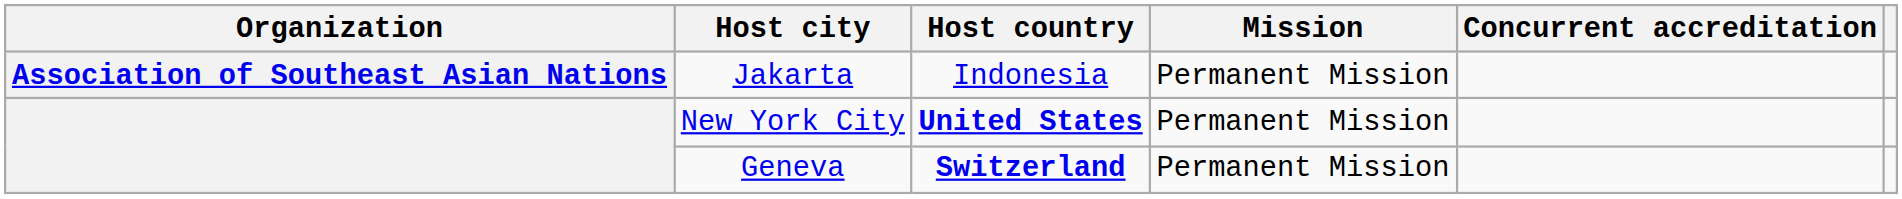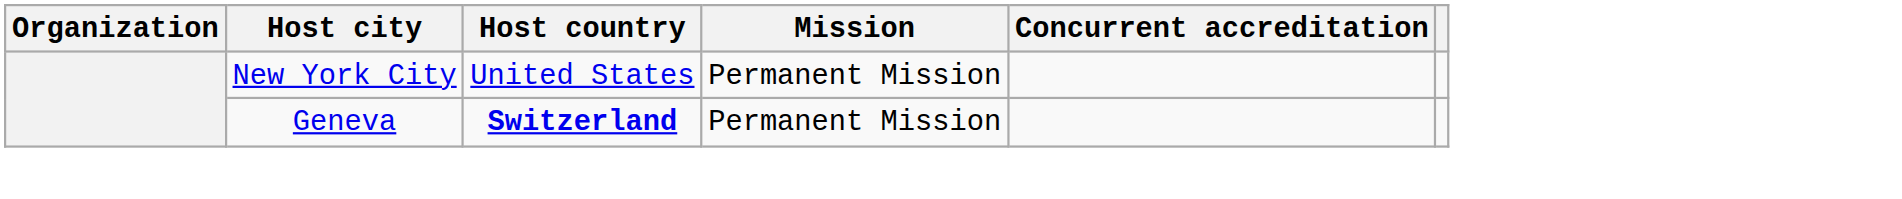- row: (793, 75)
(1031, 122) bold -> (582, 75) normal
